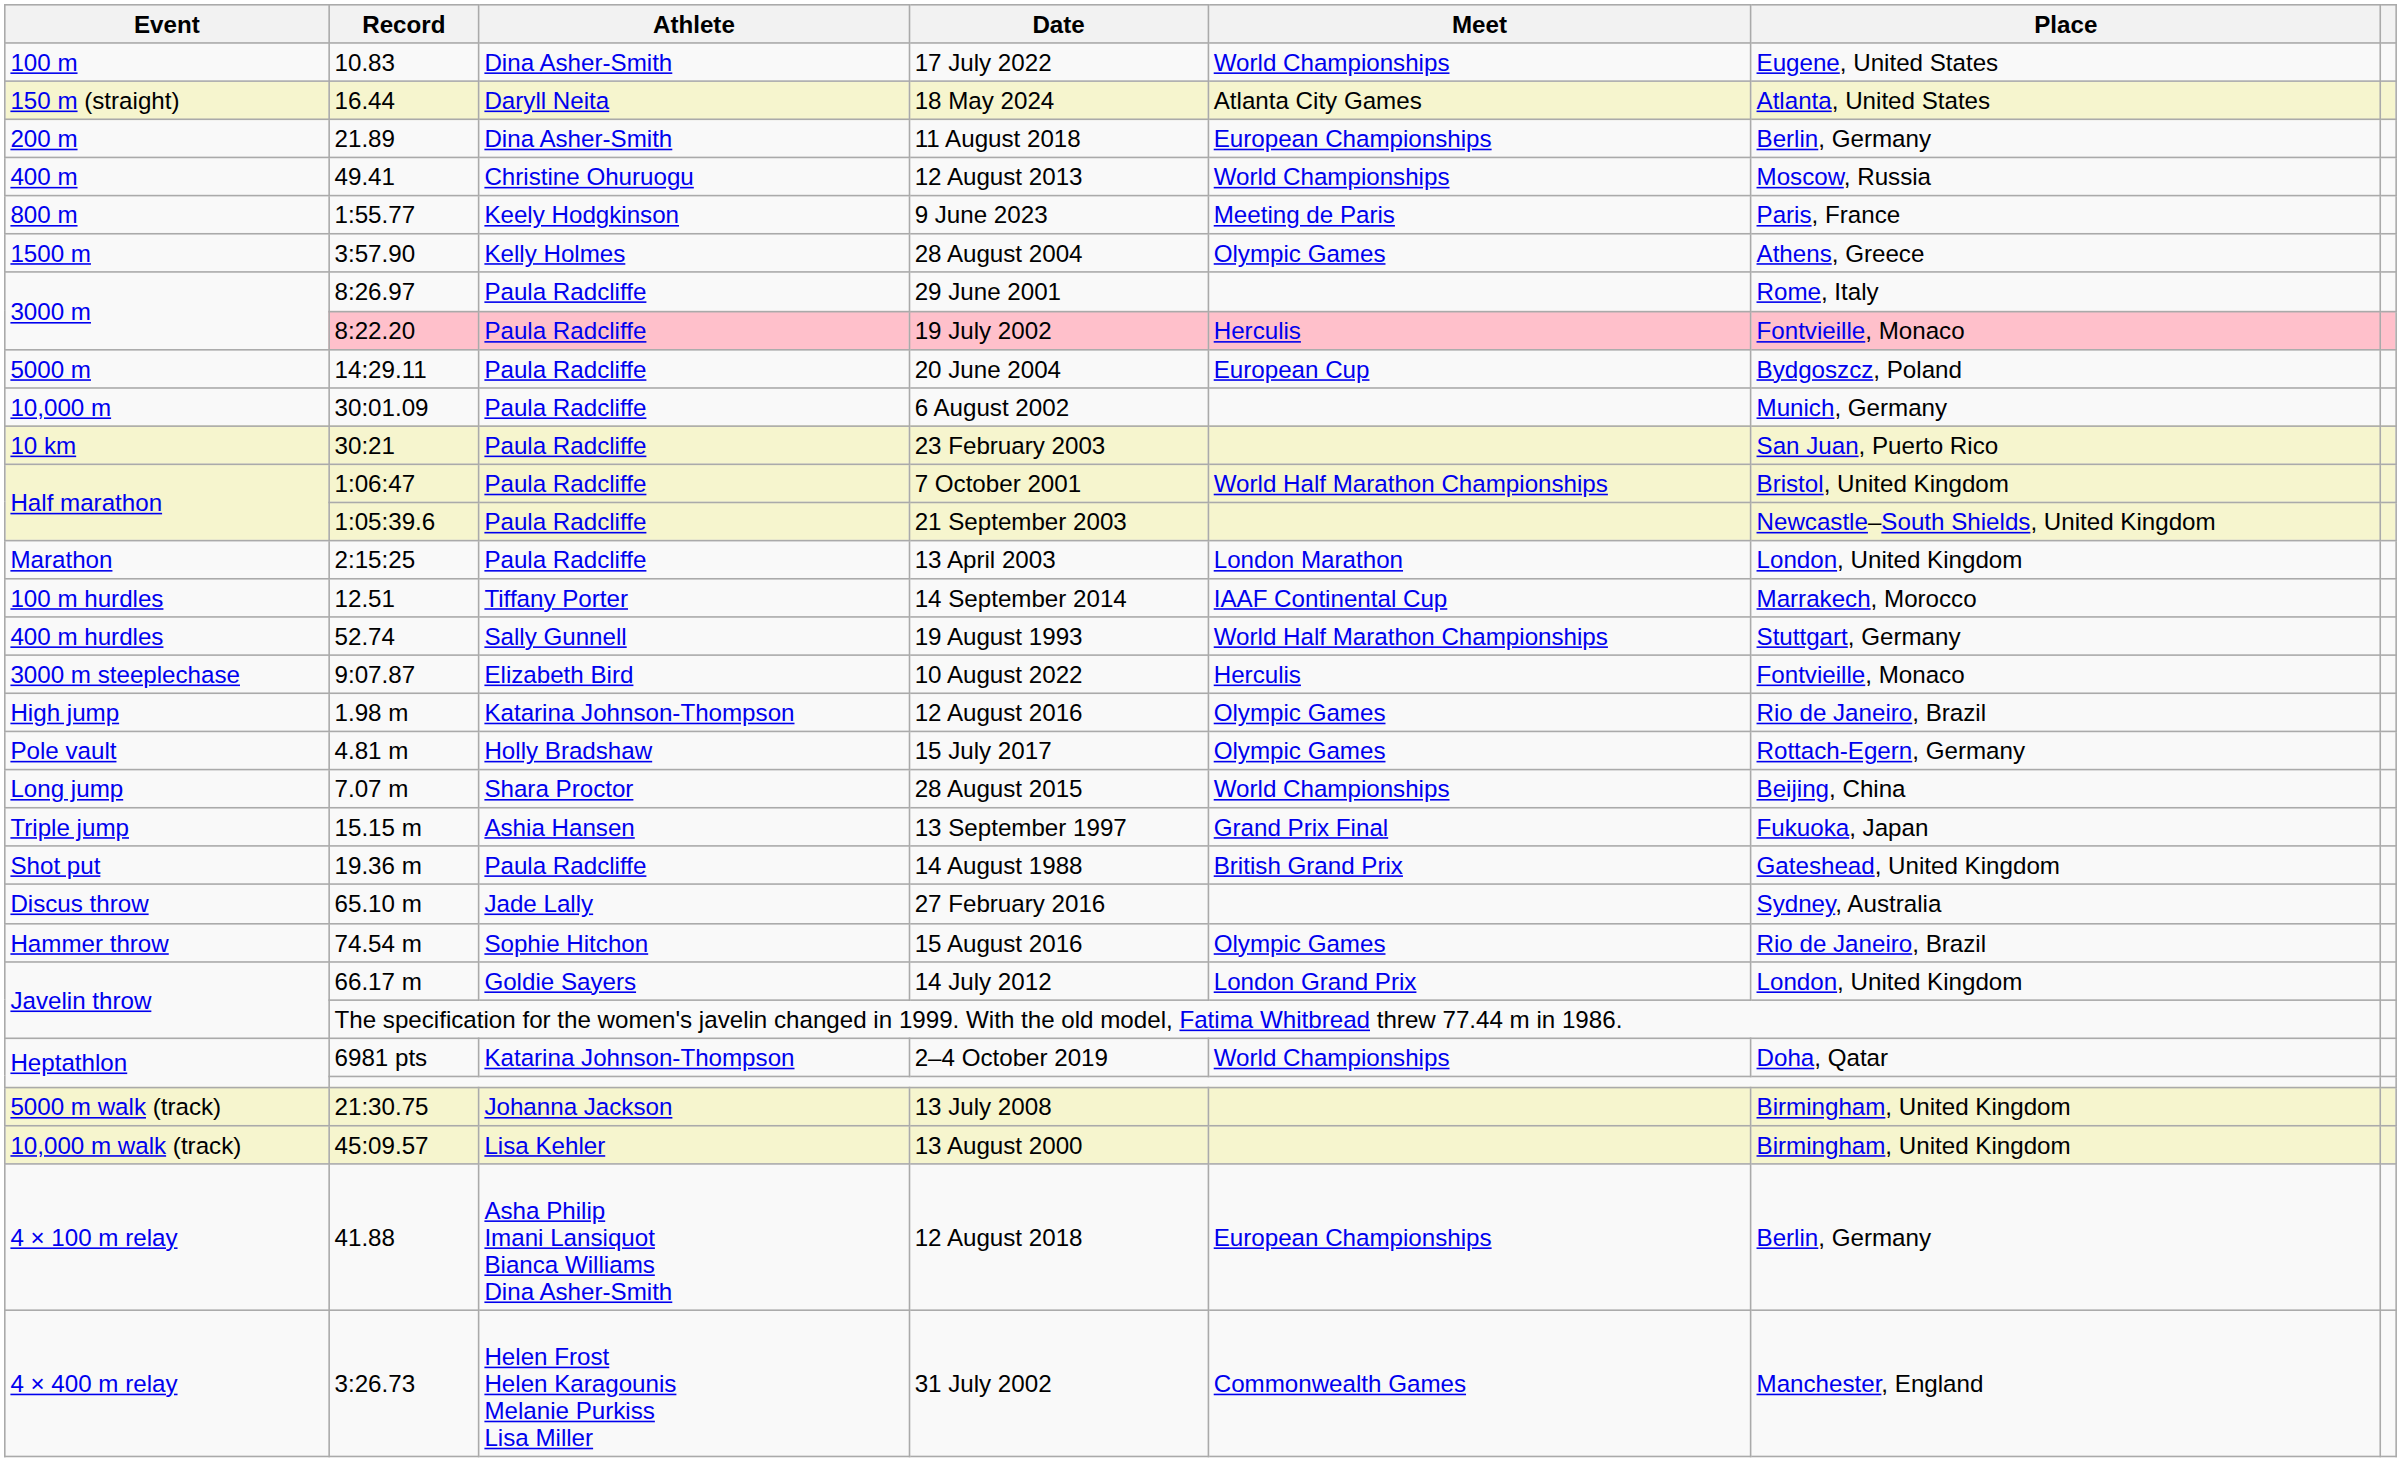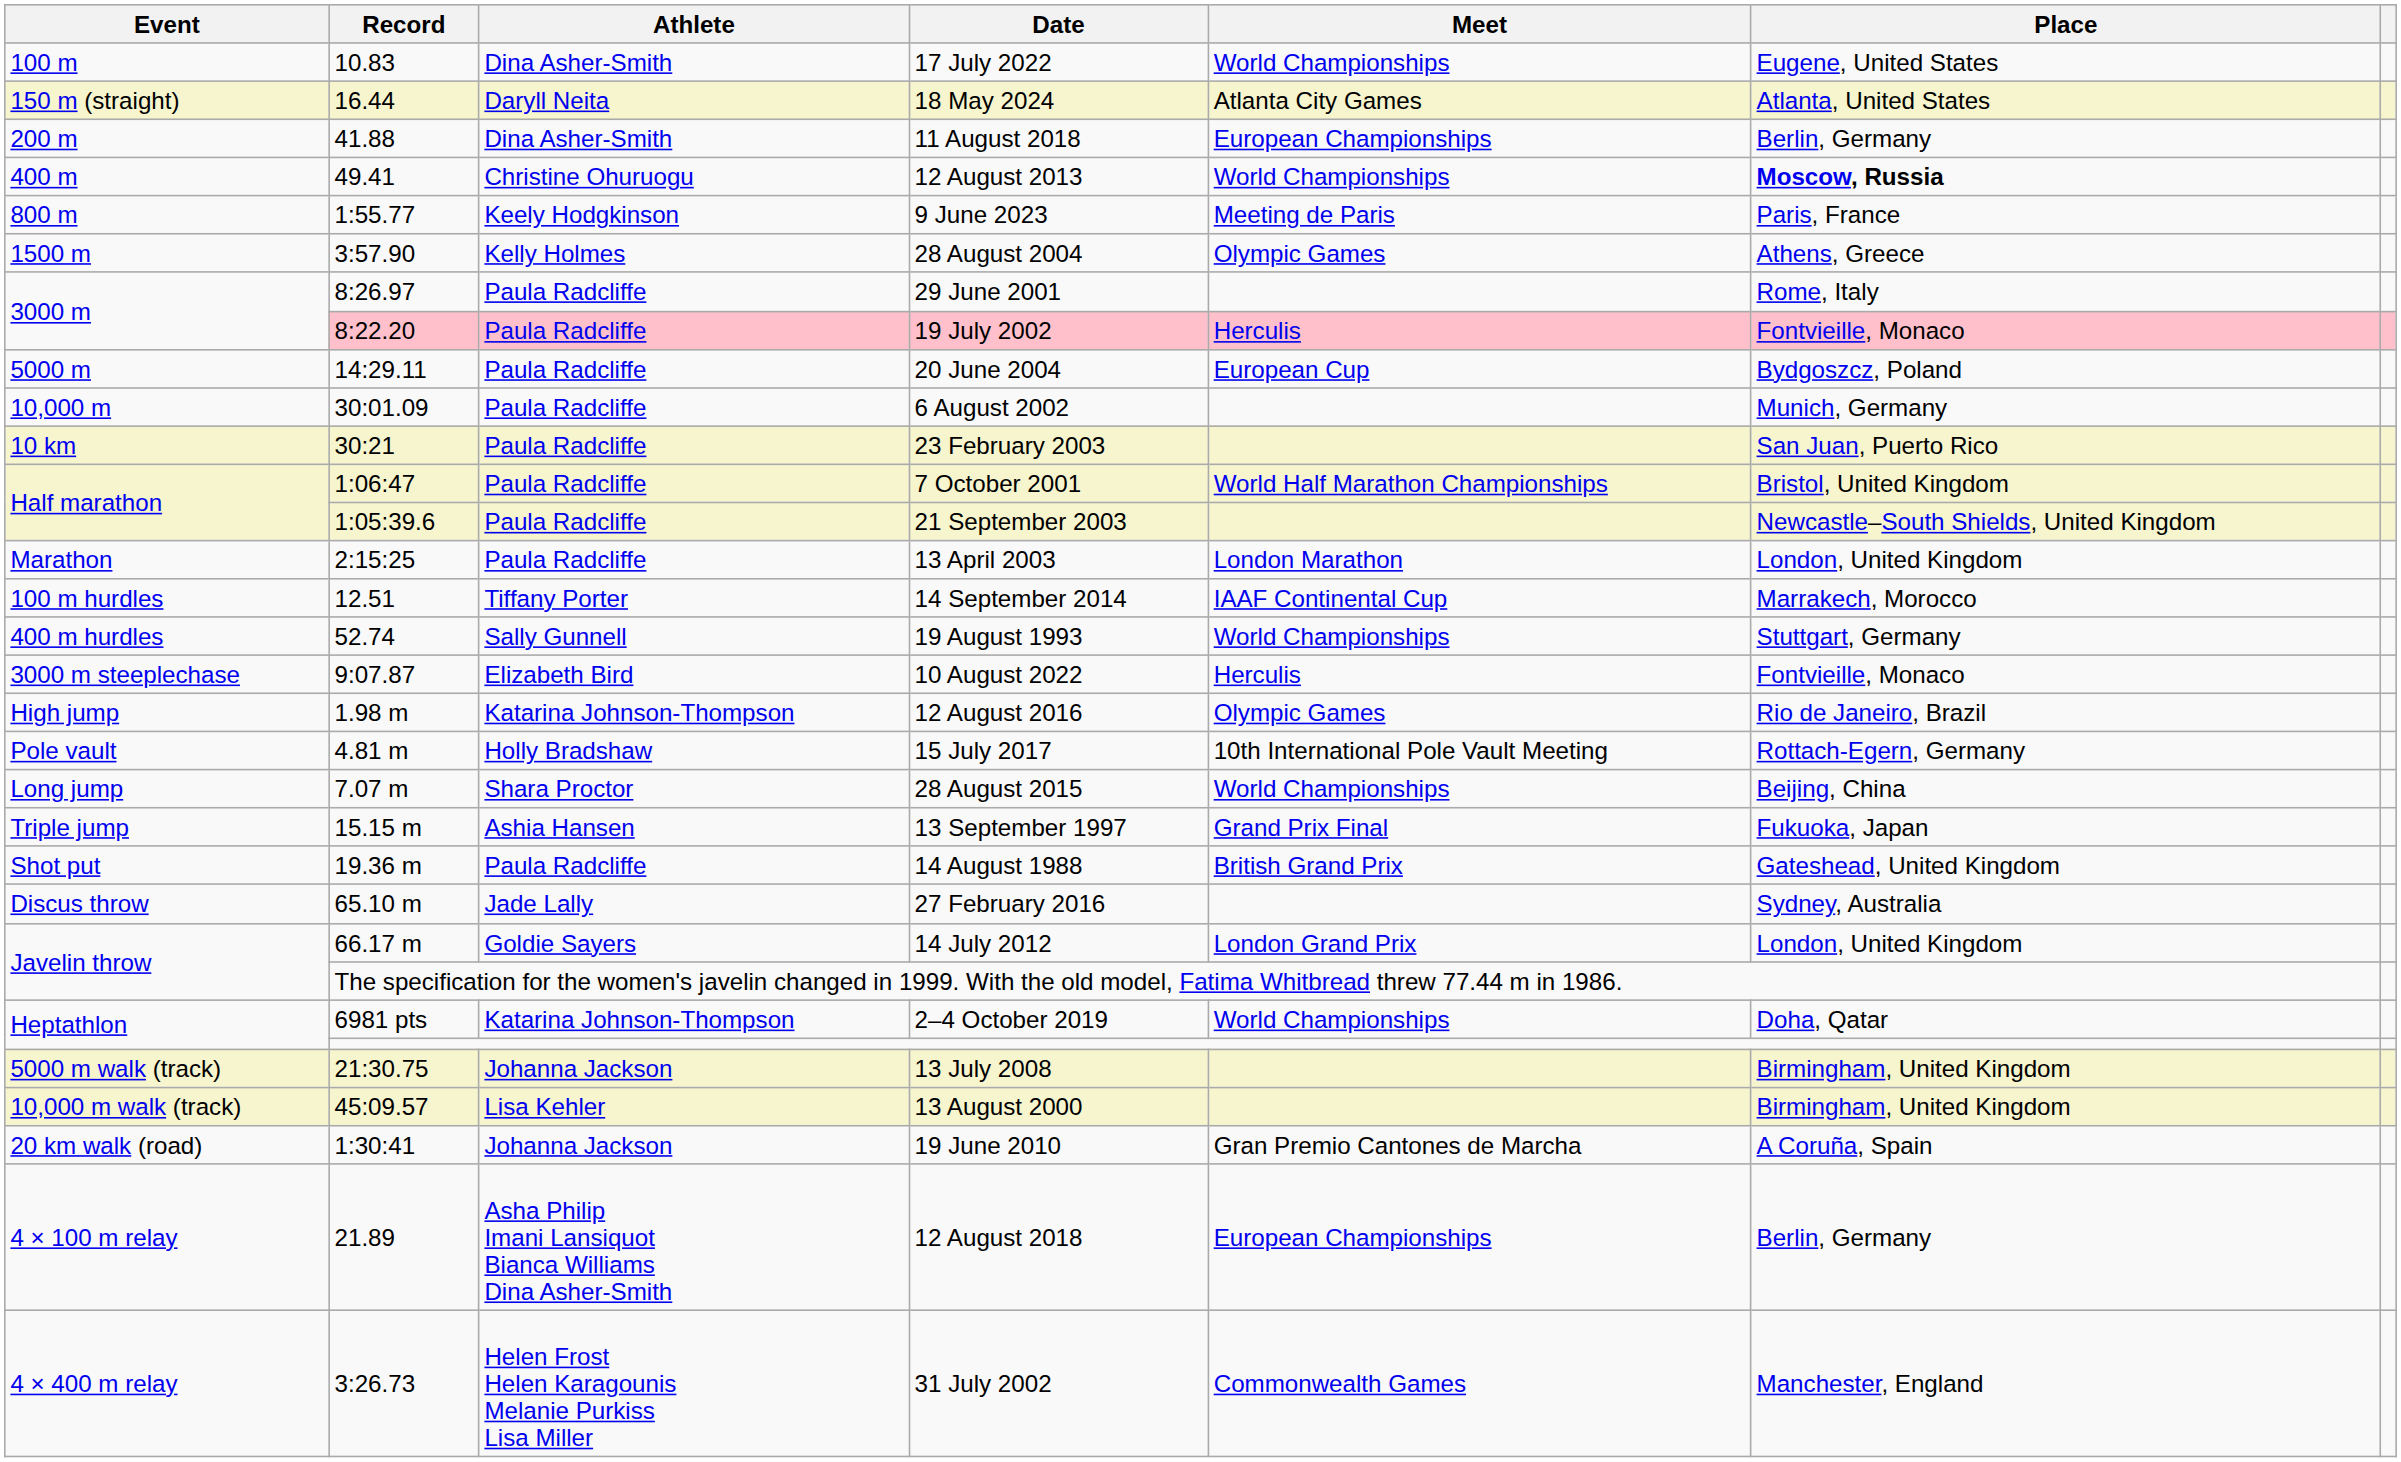(365, 139) 21.89 -> (365, 139) 41.88
(1844, 177) normal -> (1850, 177) bold
(1411, 636) World Half Marathon Championships -> (1332, 636) World Championships
(1300, 751) Olympic Games -> (1411, 751) 10th International Pole Vault Meeting
- row: (999, 942)
+ row: (988, 1145)
(365, 1237) 41.88 -> (365, 1237) 21.89
